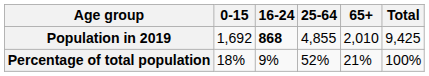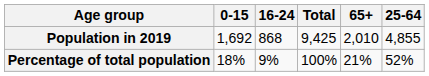columns swapped: (319, 15) <-> (403, 15)
(270, 37) bold -> (270, 37) normal
